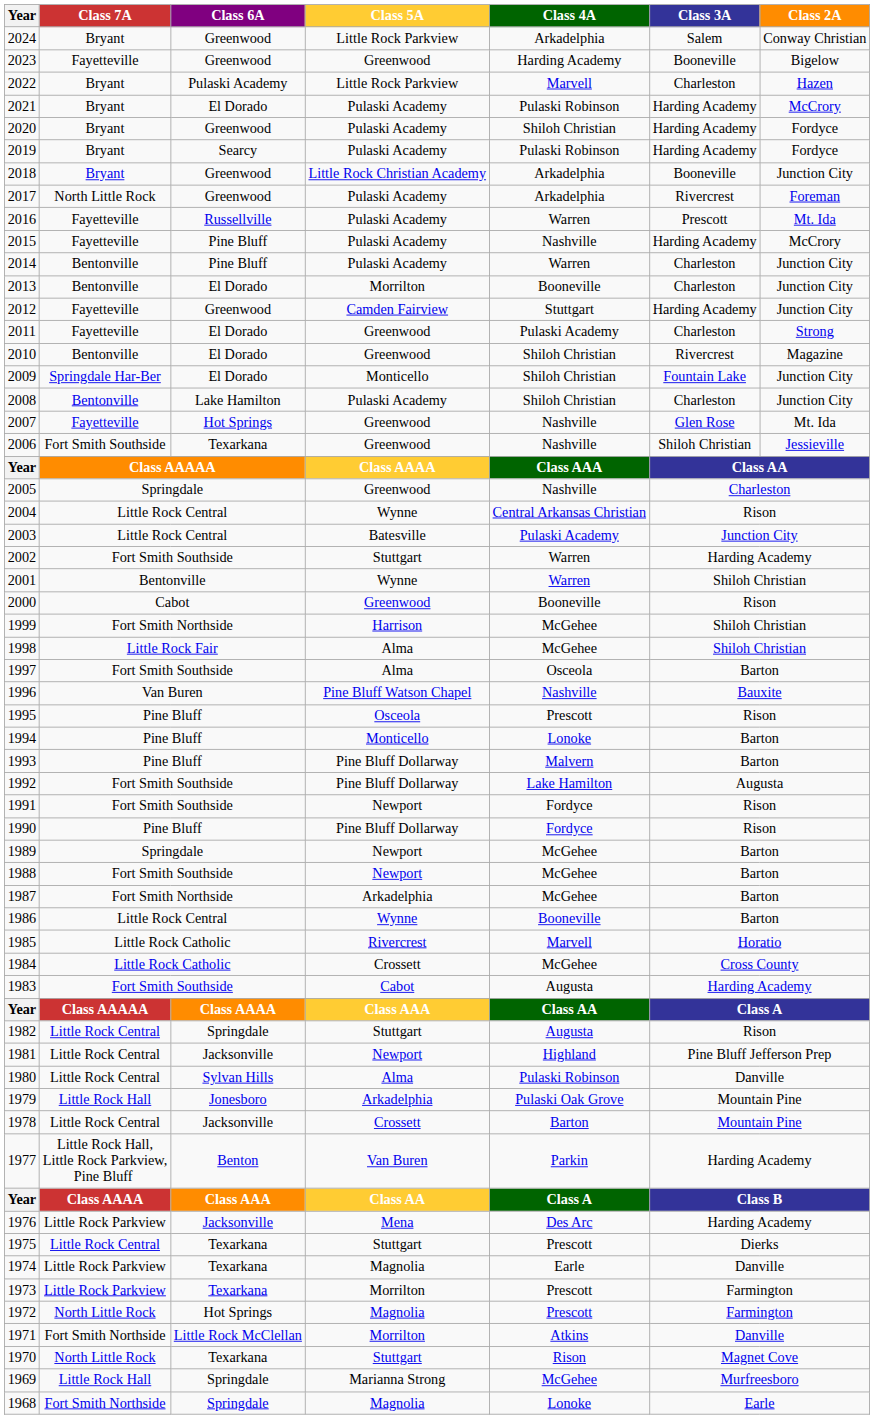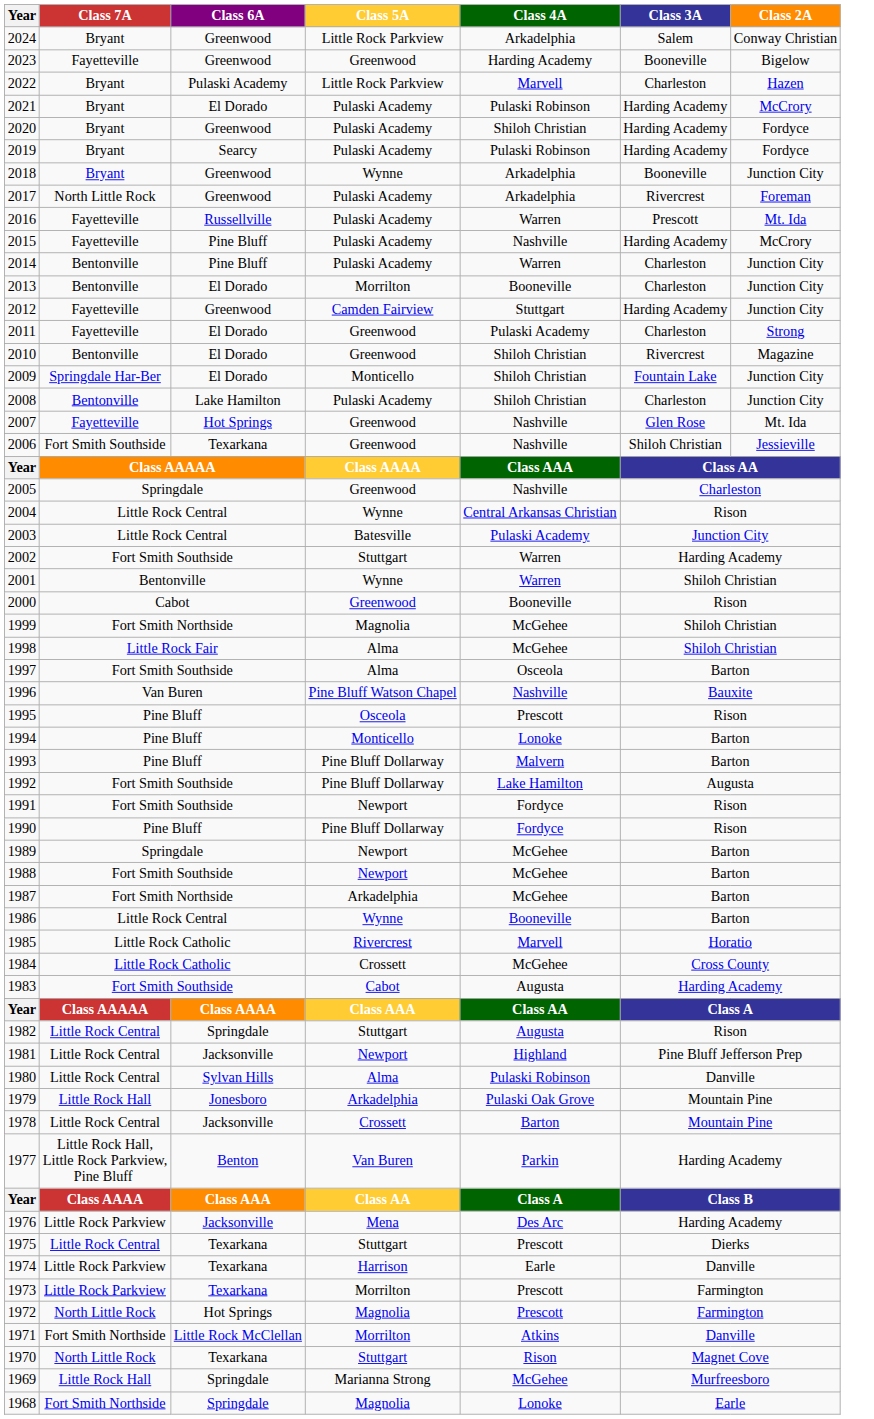(397, 173) Little Rock Christian Academy -> (383, 173) Wynne
(397, 625) Harrison -> (383, 625) Magnolia
(397, 1267) Magnolia -> (383, 1267) Harrison
